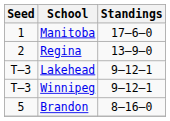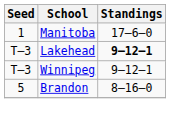- row: (61, 51)
(132, 70) normal -> (132, 51) bold
